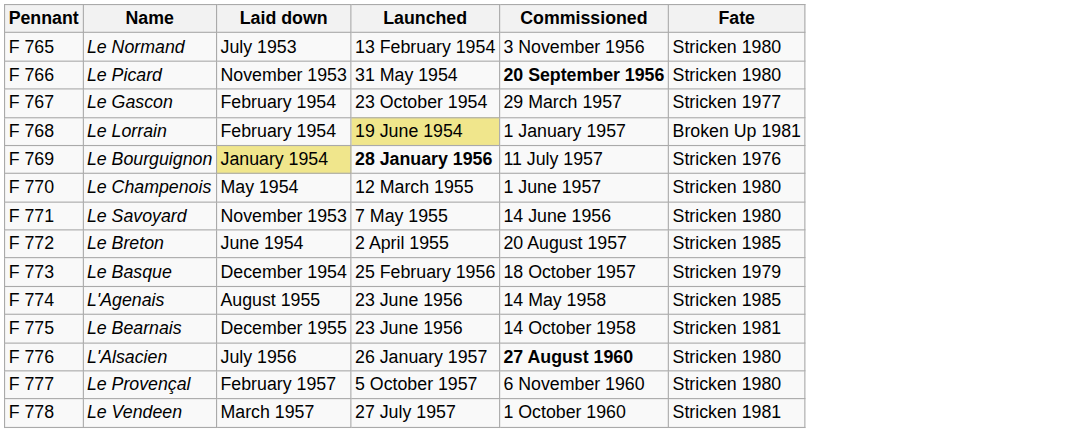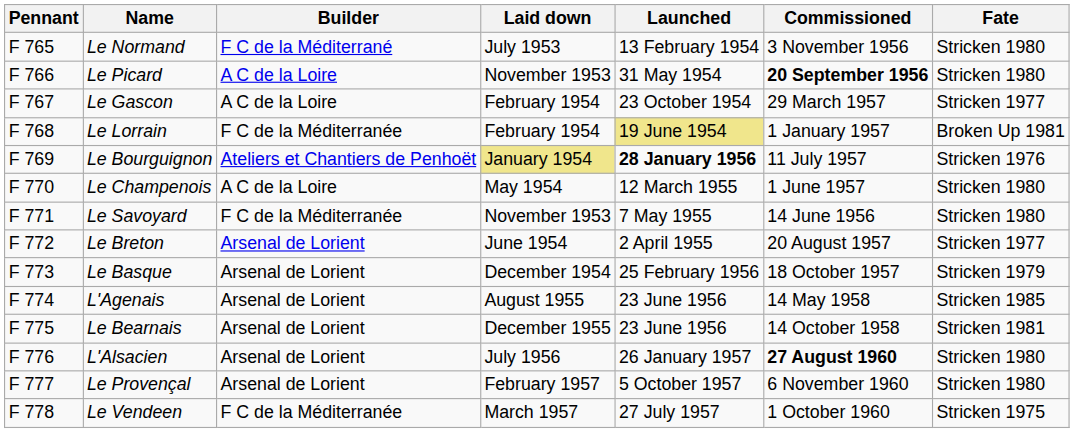+ column: (348, 18)
(727, 243) Stricken 1985 -> (991, 243) Stricken 1977
(727, 412) Stricken 1981 -> (991, 412) Stricken 1975
